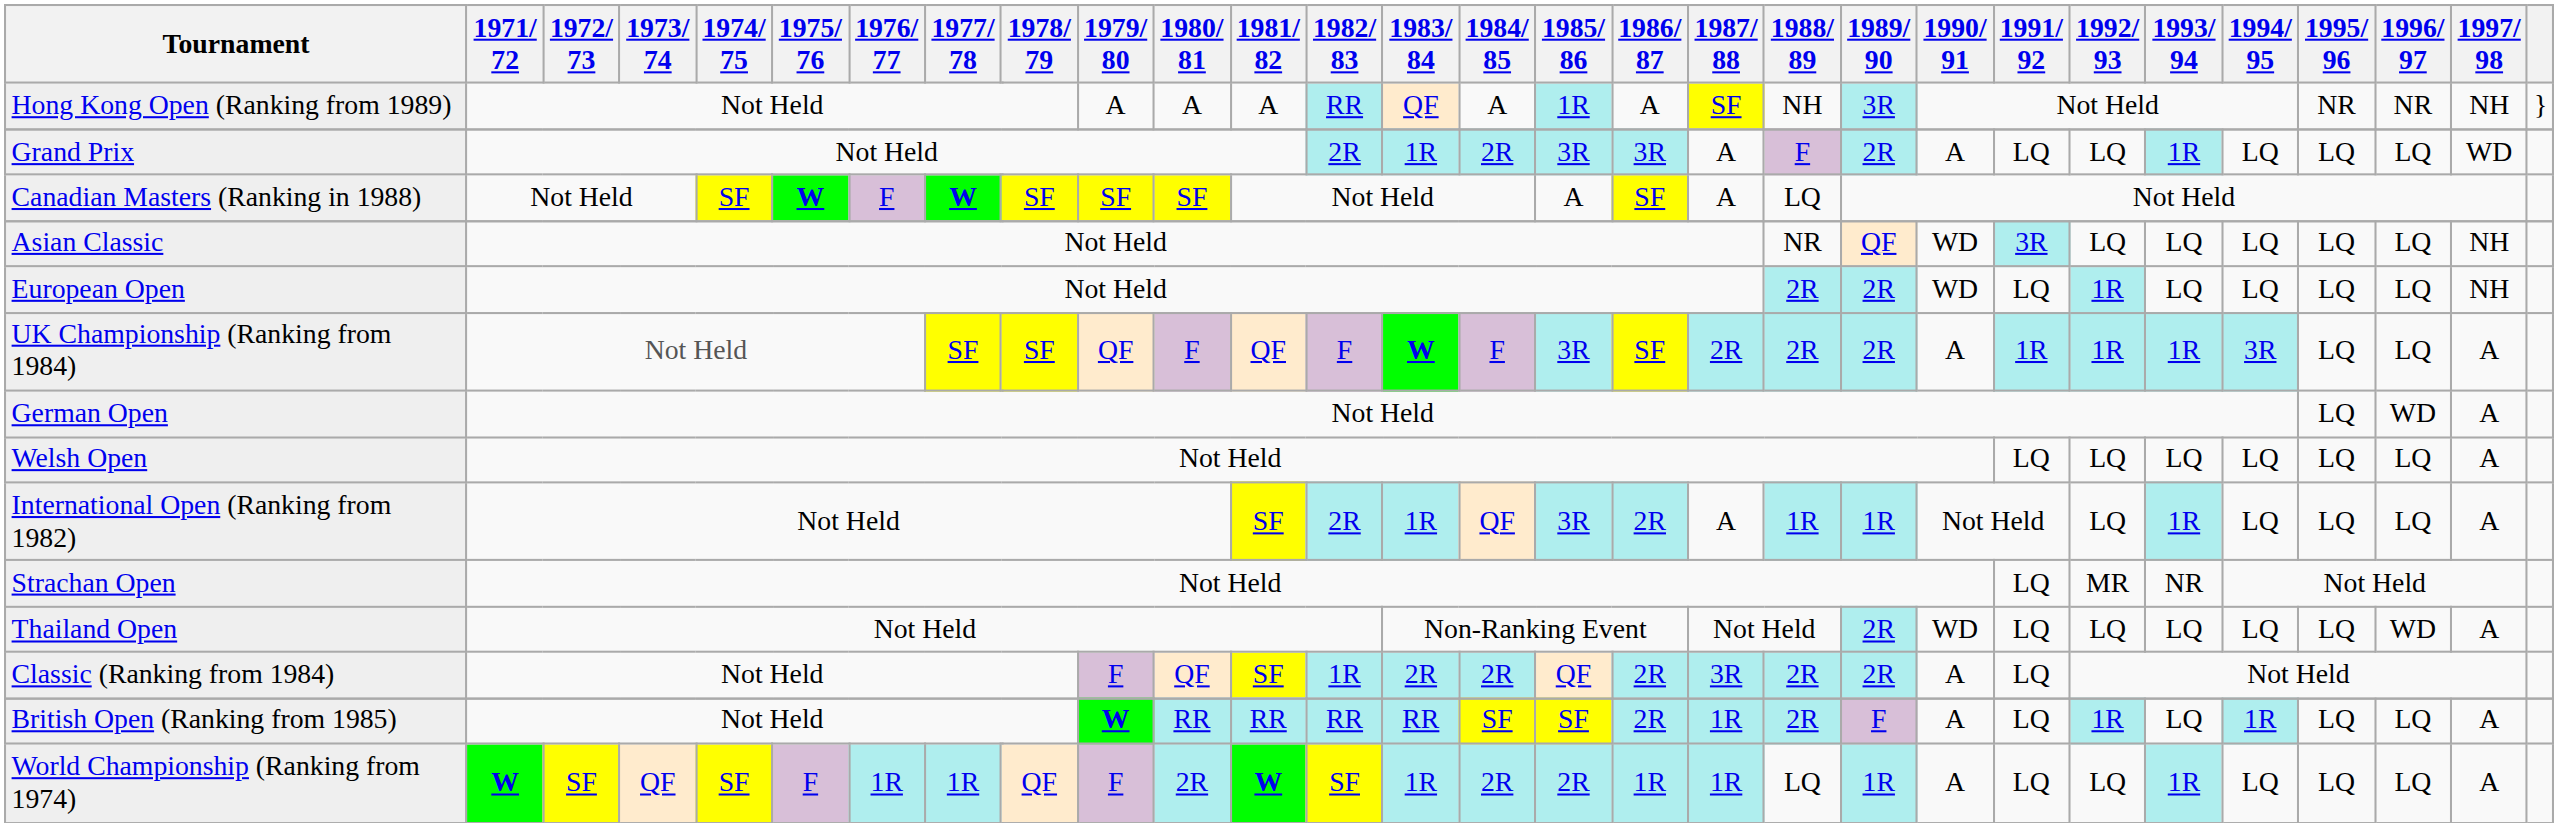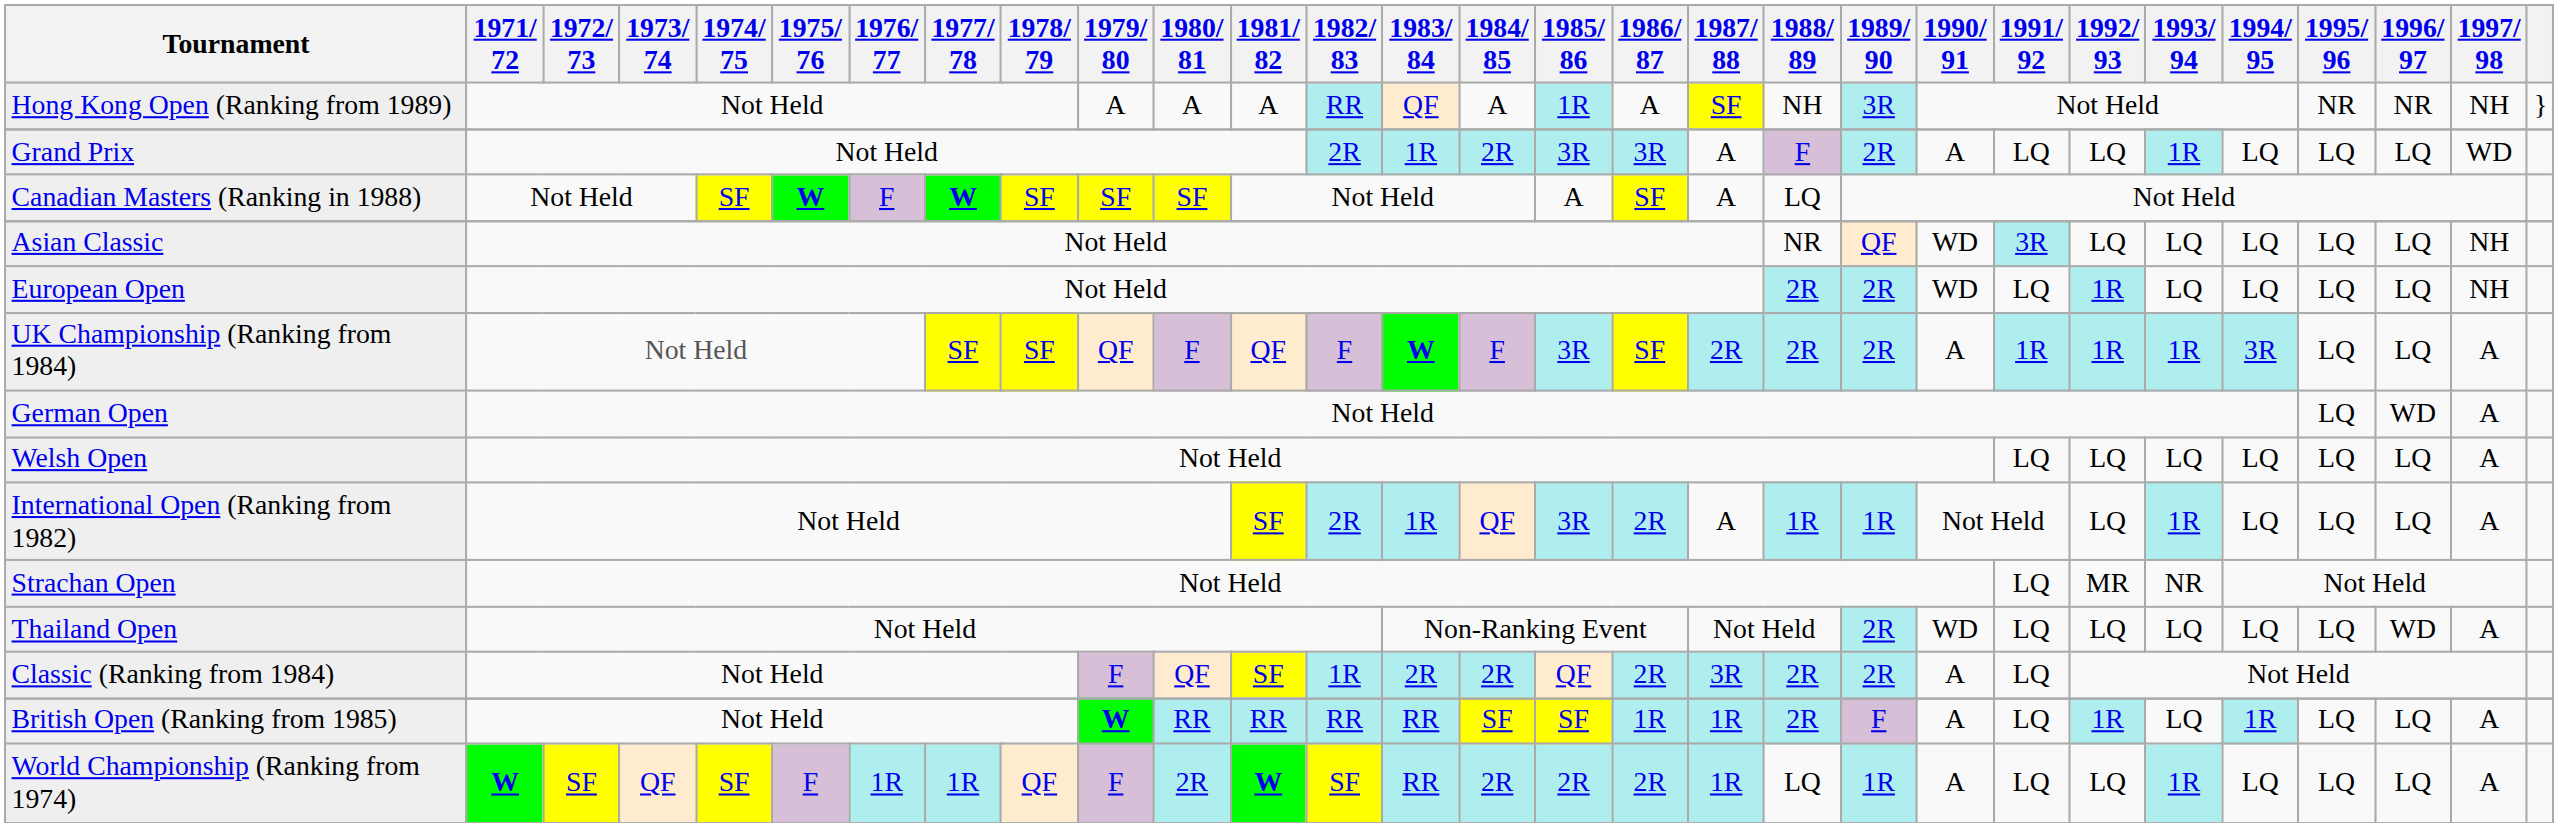(1650, 719) 2R -> (1650, 719) 1R
(1421, 782) 1R -> (1421, 782) RR
(1650, 782) 1R -> (1650, 782) 2R
